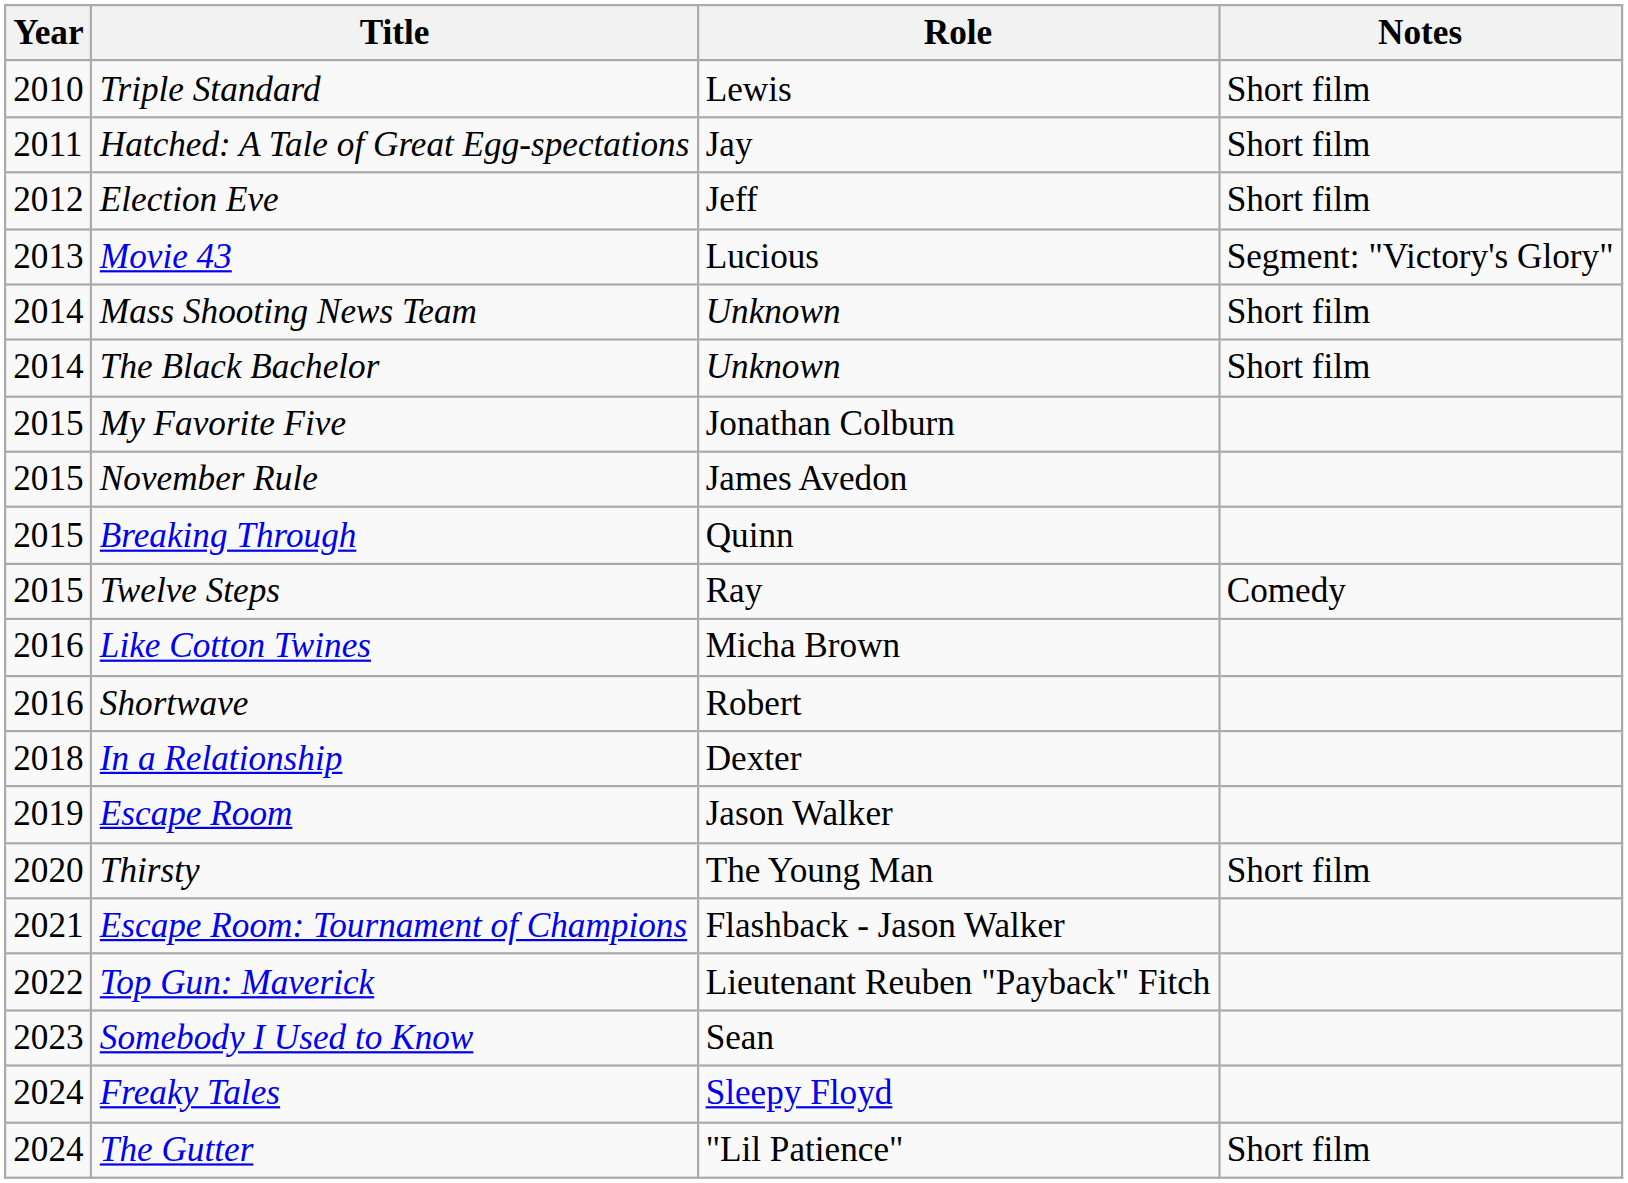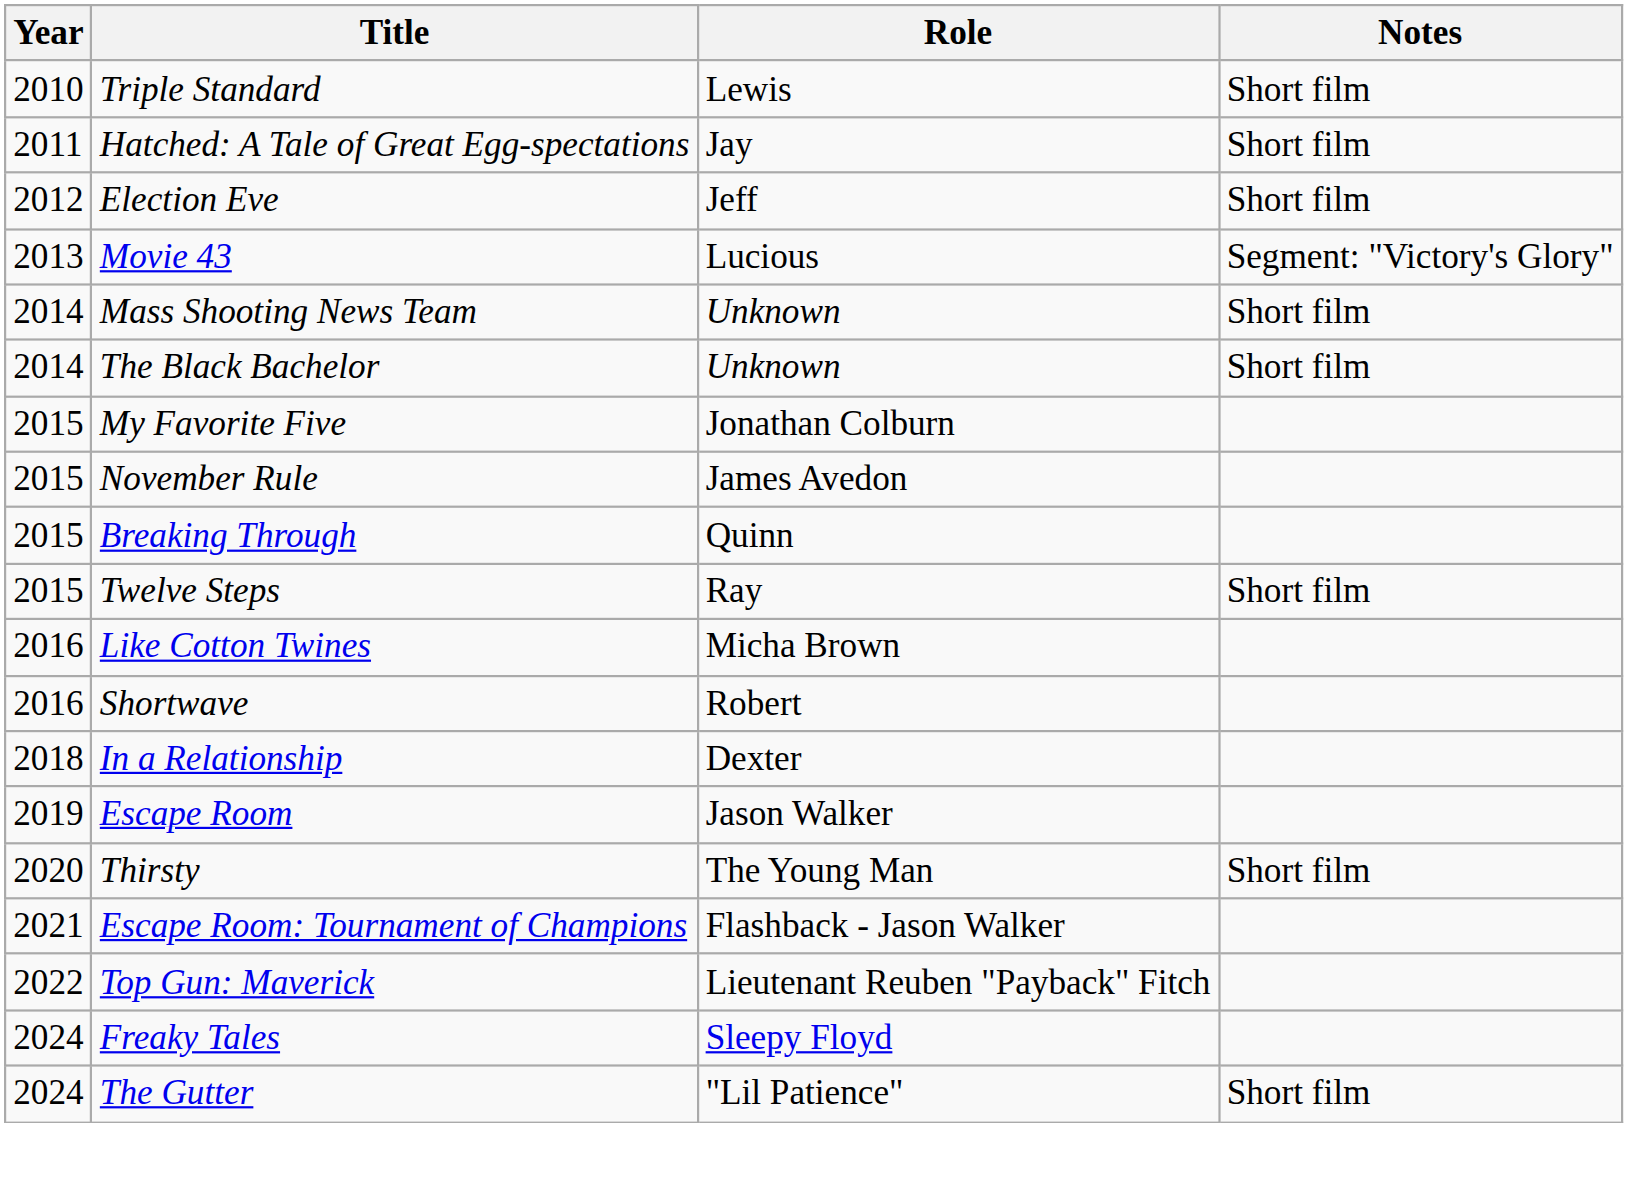(1286, 590) Comedy -> (1299, 590) Short film
- row: (287, 1037)
